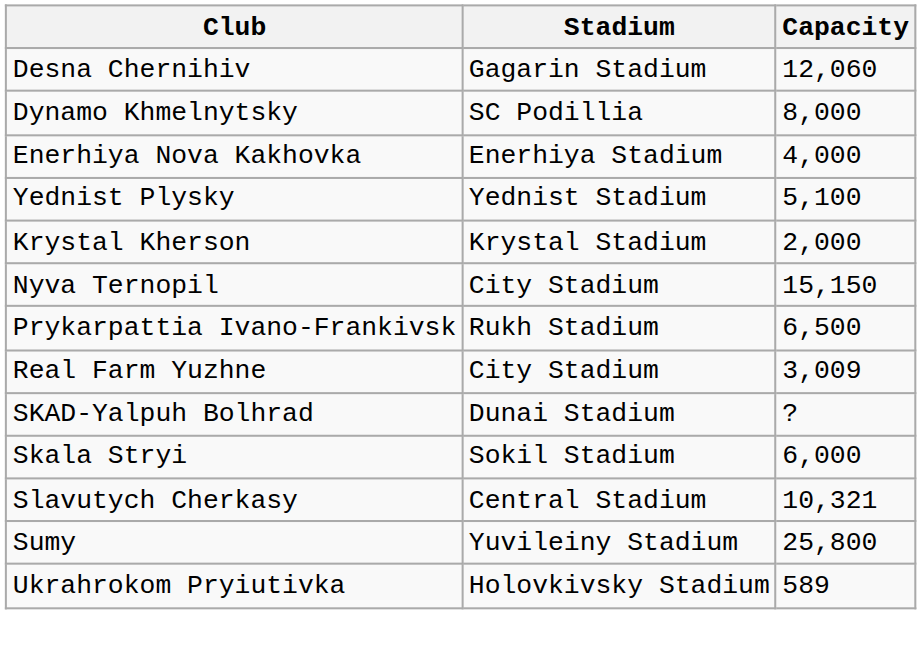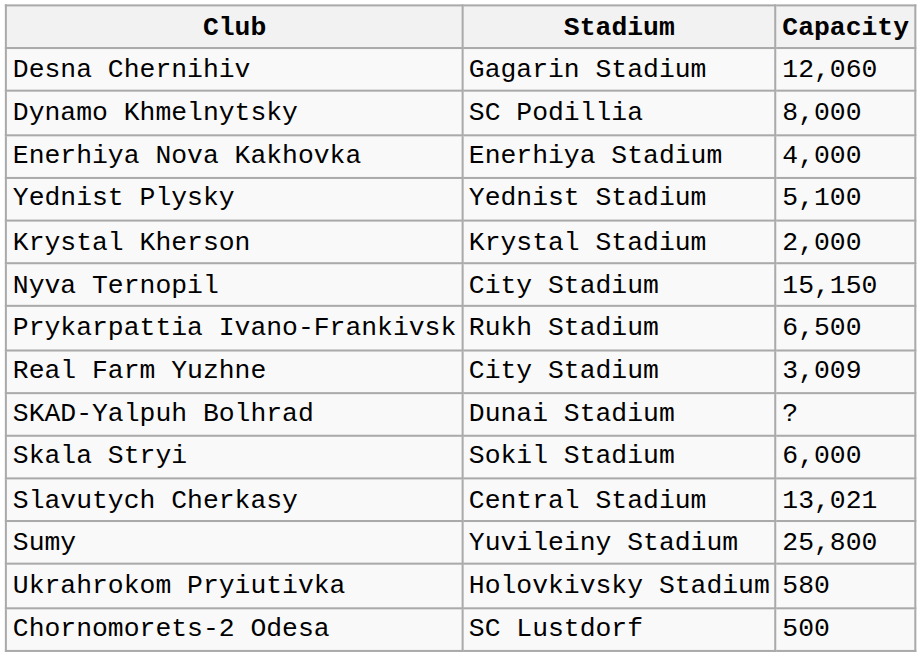(830, 500) 10,321 -> (830, 500) 13,021
(806, 586) 589 -> (806, 586) 580
+ row: (171, 629)
